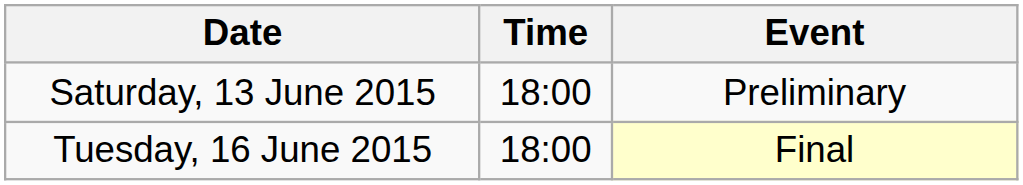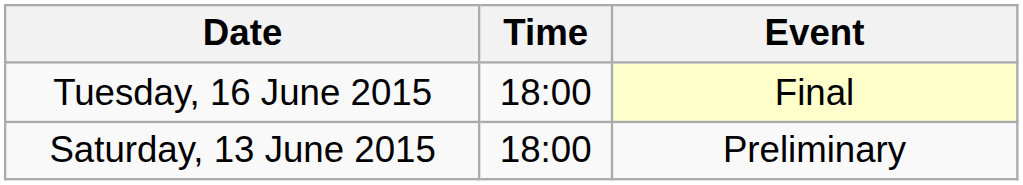rows swapped: (243, 91) <-> (243, 149)
